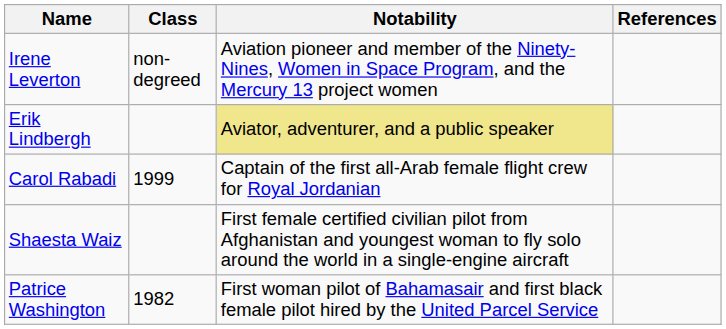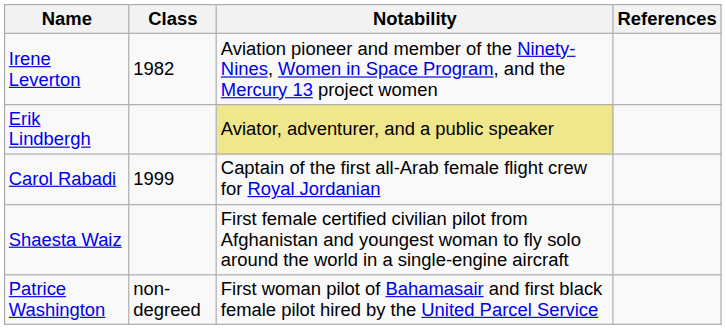(167, 68) non-degreed -> (154, 68) 1982
(154, 299) 1982 -> (167, 299) non-degreed
